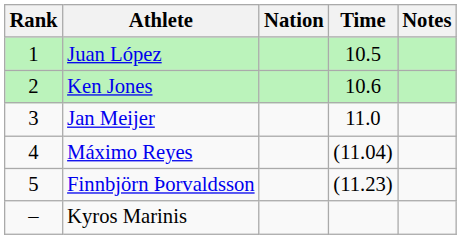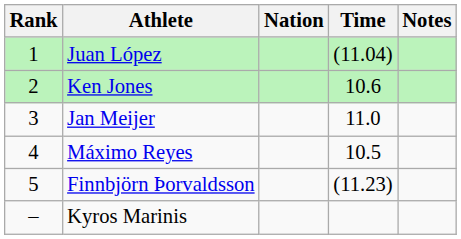(363, 53) 10.5 -> (363, 53) (11.04)
(363, 151) (11.04) -> (363, 151) 10.5
